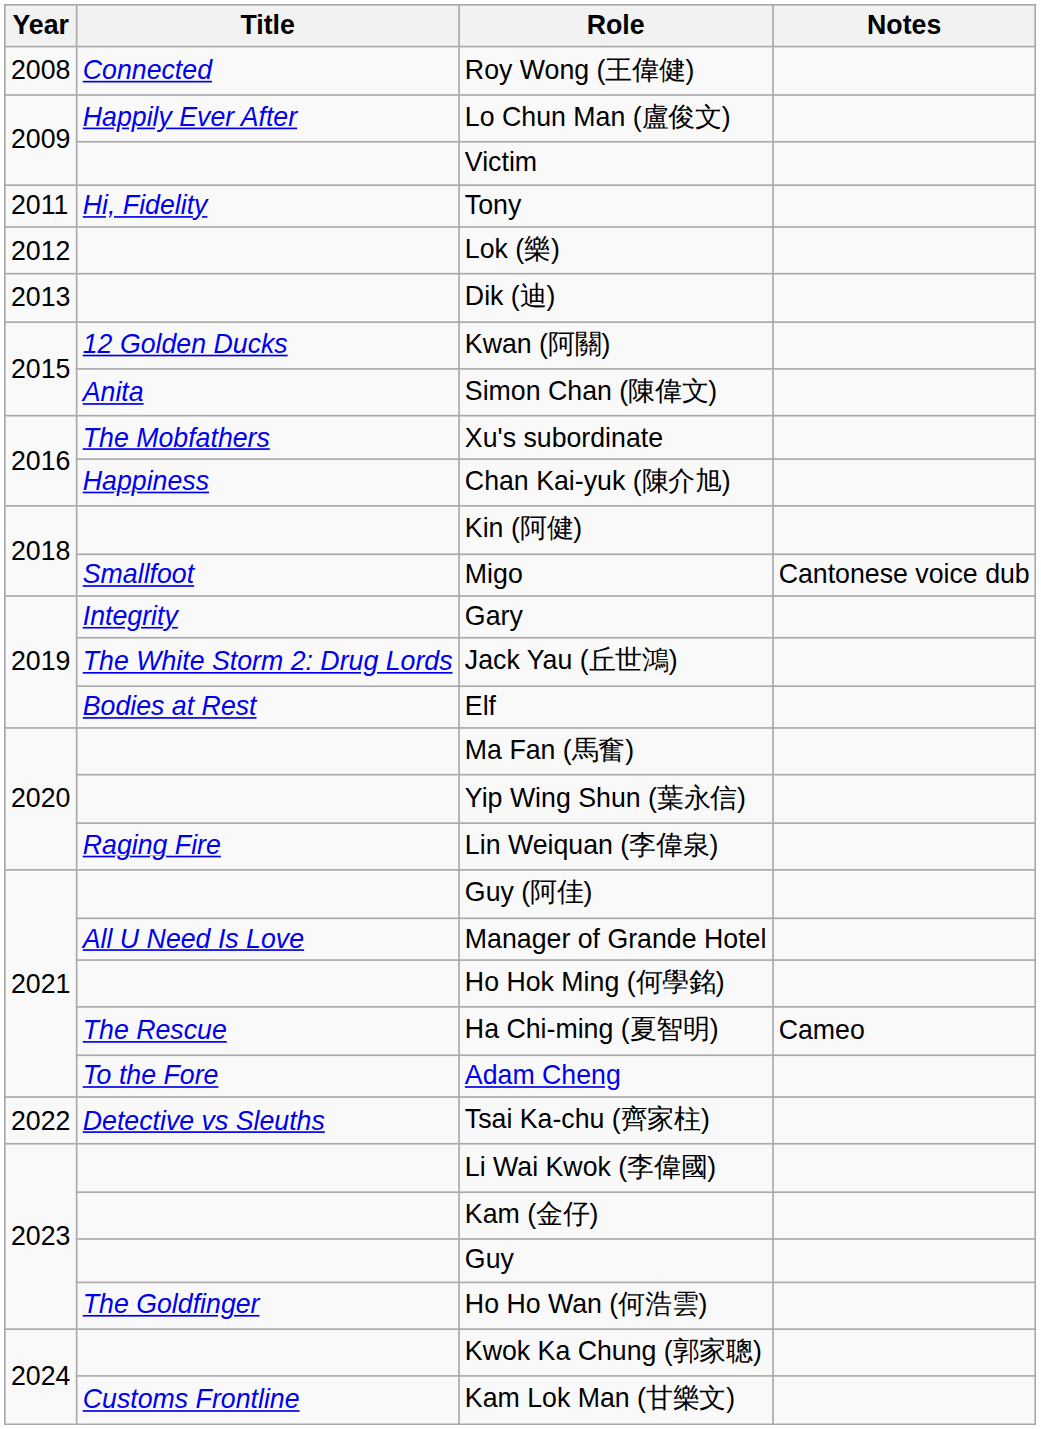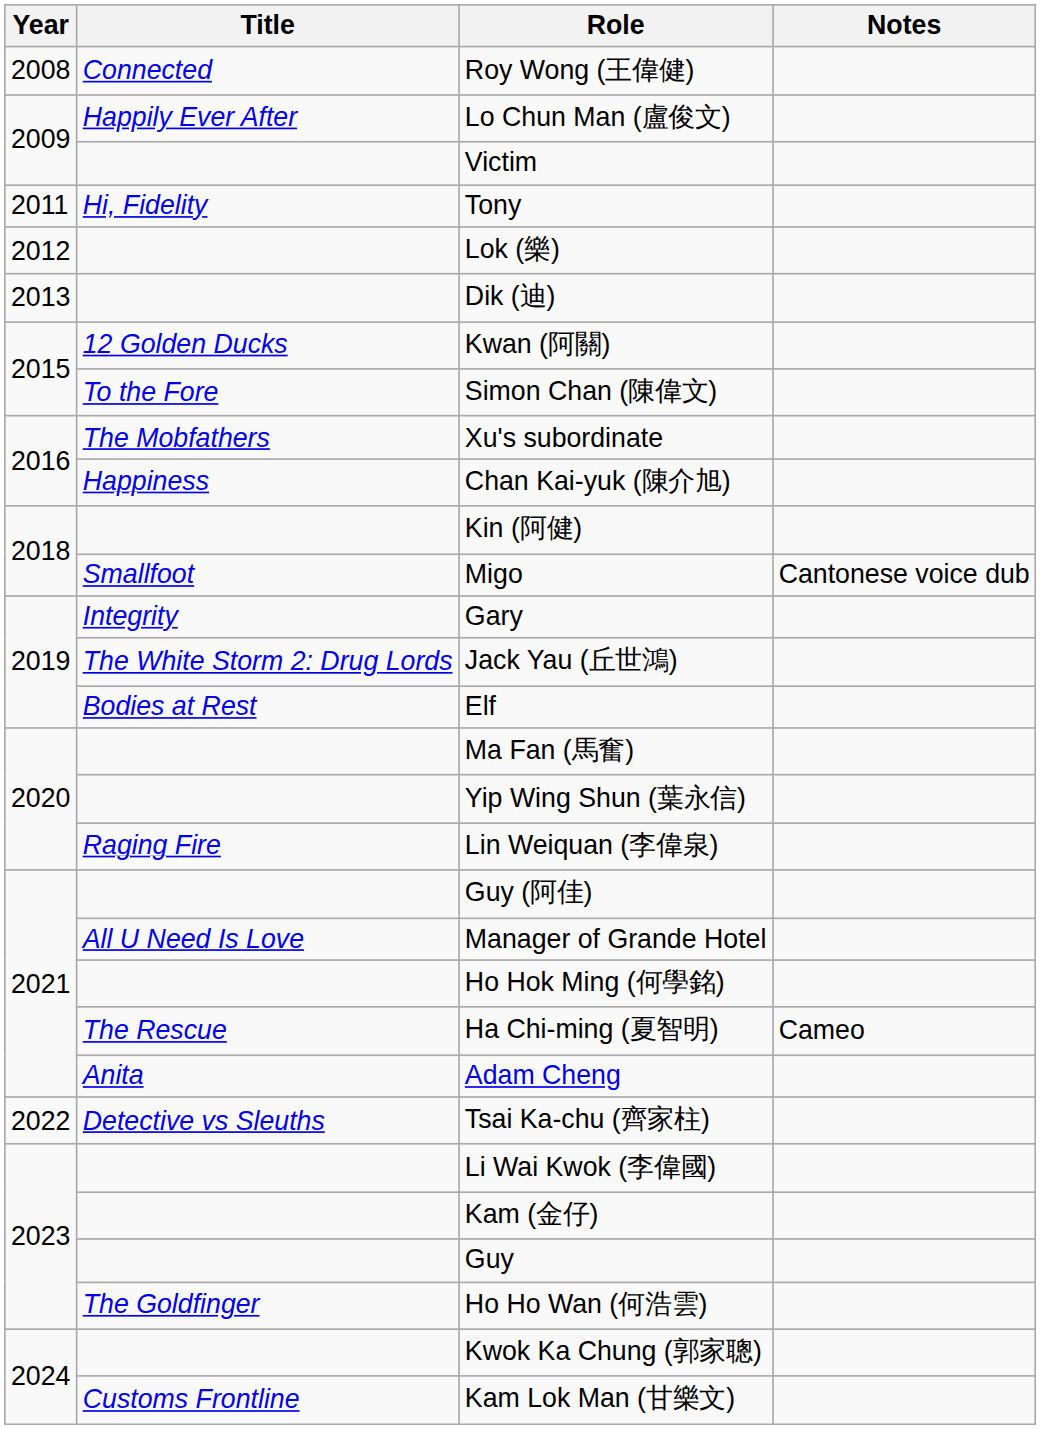(113, 392) Anita -> (151, 392) To the Fore
(151, 1075) To the Fore -> (113, 1075) Anita
